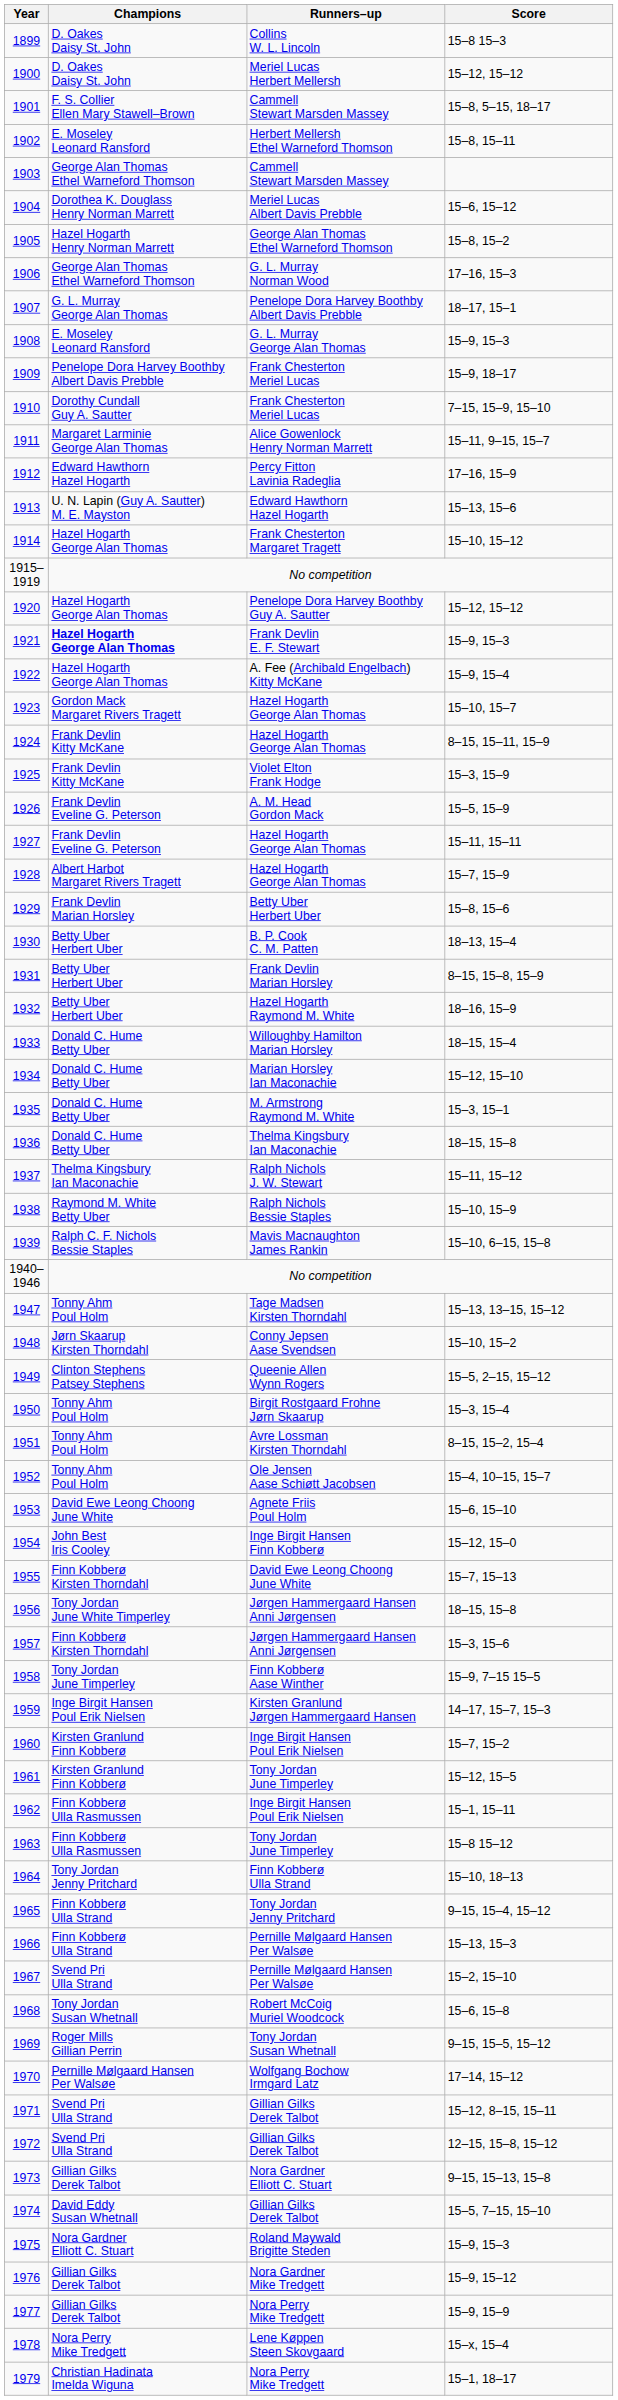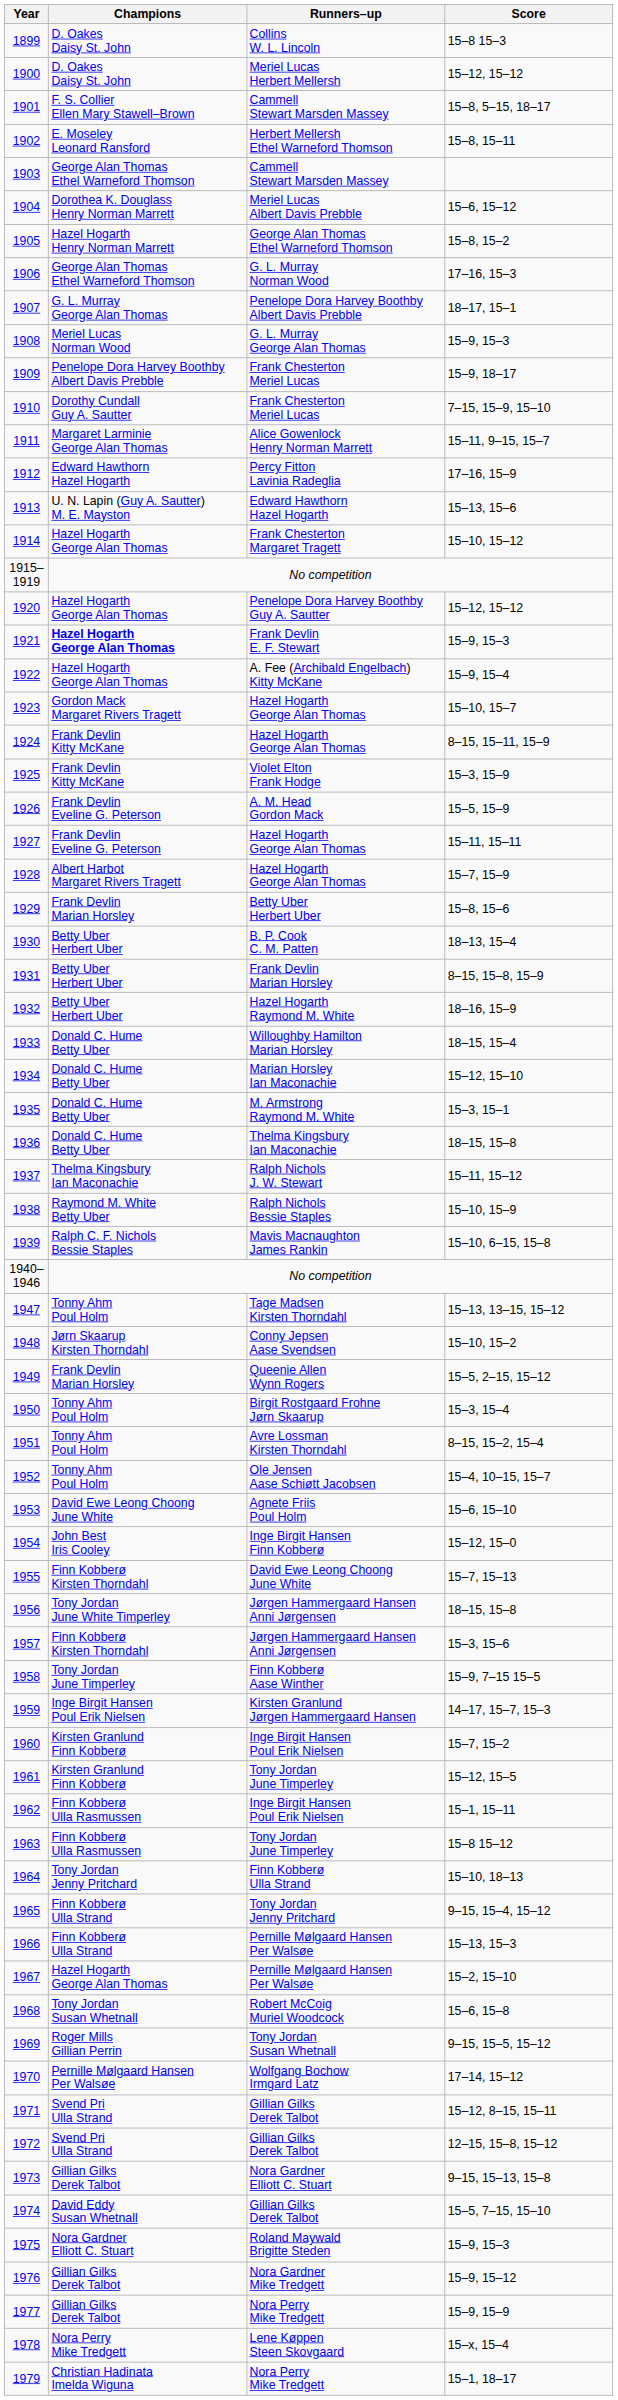(101, 341) E. Moseley Leonard Ransford -> (91, 341) Meriel Lucas Norman Wood
(98, 1376) Clinton Stephens Patsey Stephens -> (93, 1376) Frank Devlin Marian Horsley
(82, 1977) Svend Pri Ulla Strand -> (110, 1977) Hazel Hogarth George Alan Thomas
